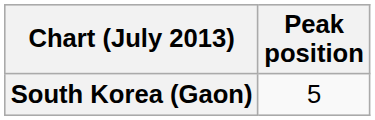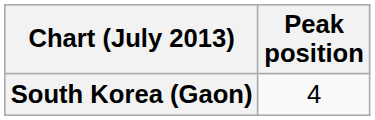(314, 94) 5 -> (314, 94) 4
